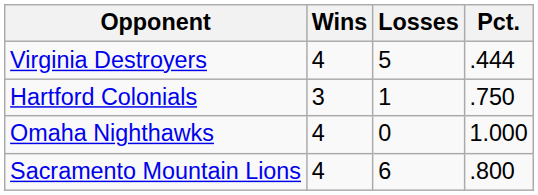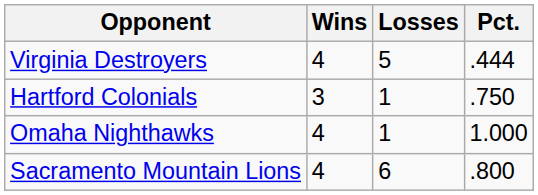(385, 134) 0 -> (385, 134) 1
